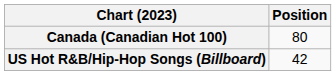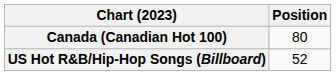(300, 59) 42 -> (300, 59) 52
